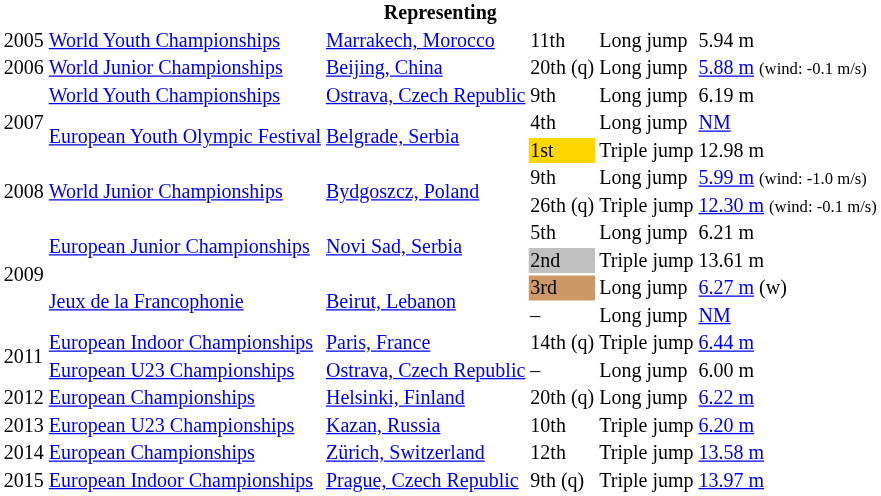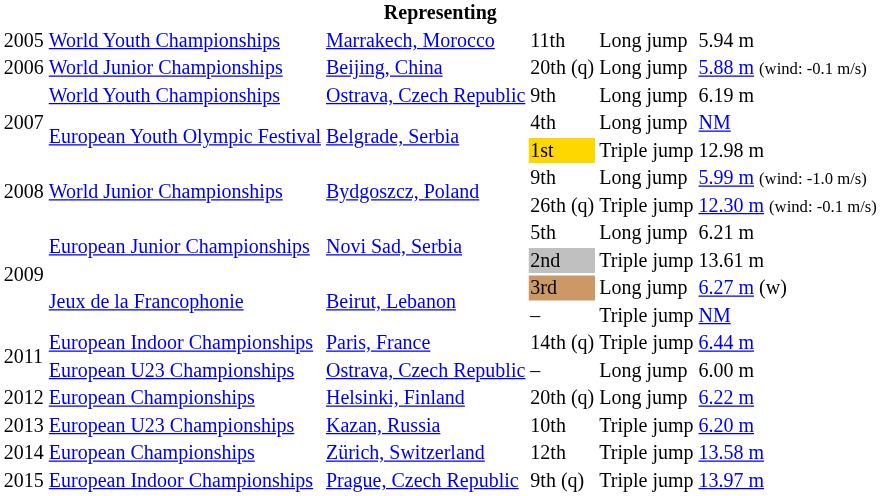(643, 315) Long jump -> (646, 315) Triple jump
